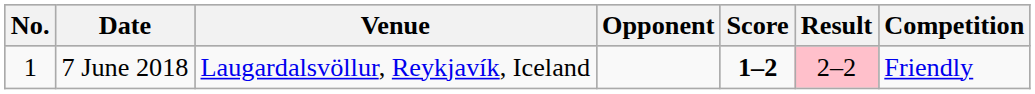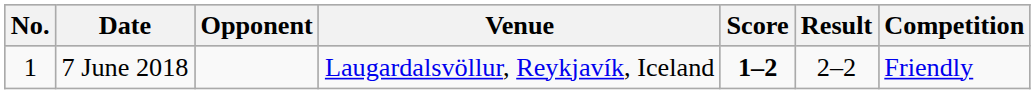columns swapped: (395, 25) <-> (658, 25)
(837, 66) pink background -> (837, 66) no background
